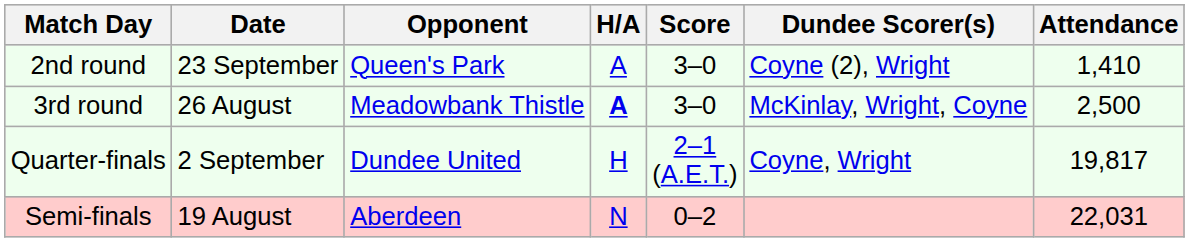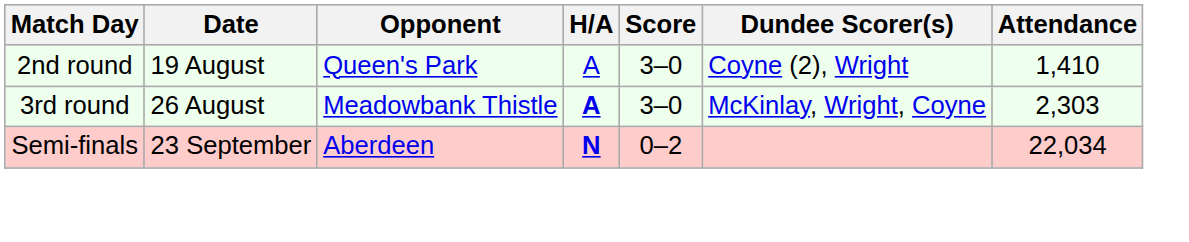(258, 65) 23 September -> (207, 65) 19 August
(1109, 106) 2,500 -> (1068, 106) 2,303
- row: (88, 161)
(235, 216) 19 August -> (231, 146) 23 September
(618, 216) normal -> (591, 146) bold
(1109, 216) 22,031 -> (1068, 146) 22,034
